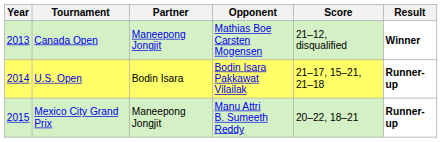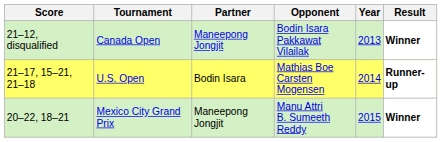columns swapped: (18, 13) <-> (338, 13)
(243, 40) Mathias Boe Carsten Mogensen -> (303, 40) Bodin Isara Pakkawat Vilailak
(240, 79) Bodin Isara Pakkawat Vilailak -> (305, 79) Mathias Boe Carsten Mogensen
(405, 118) Runner-up -> (403, 118) Winner
